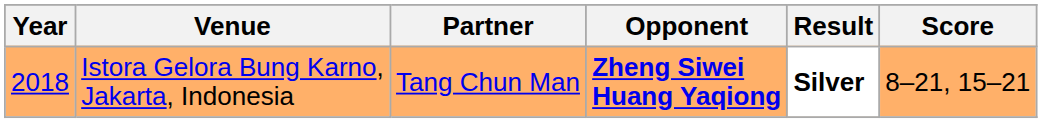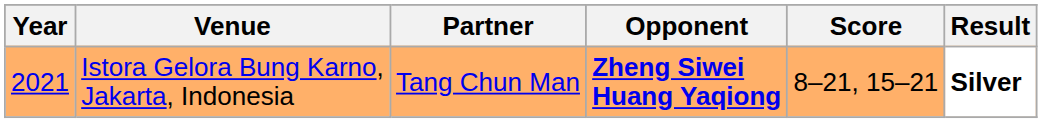columns swapped: (958, 26) <-> (833, 26)
(40, 82) 2018 -> (40, 82) 2021
